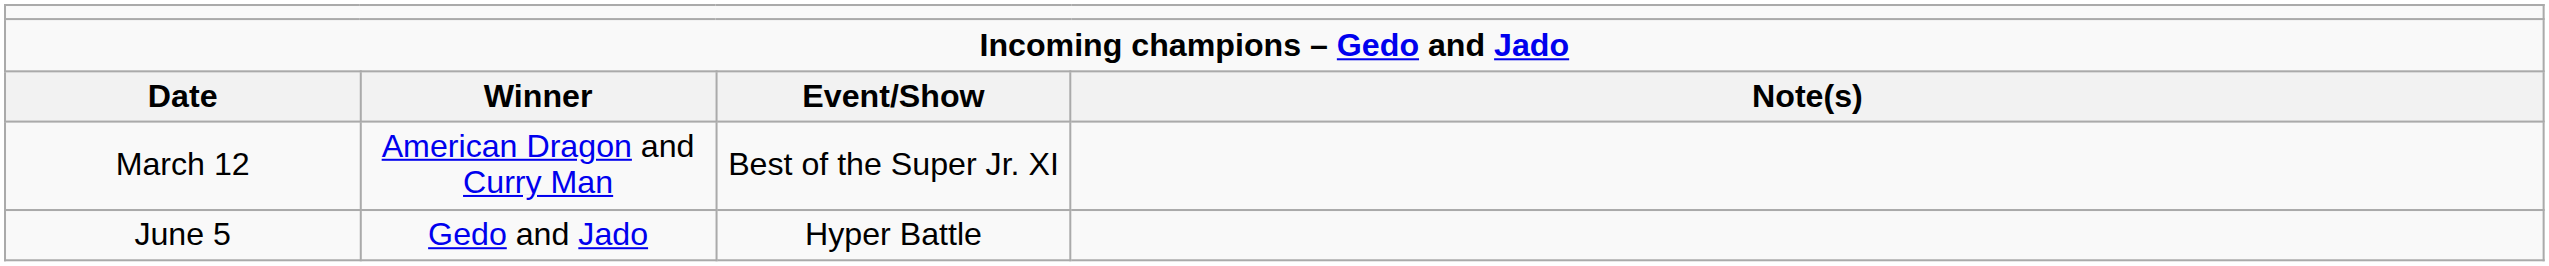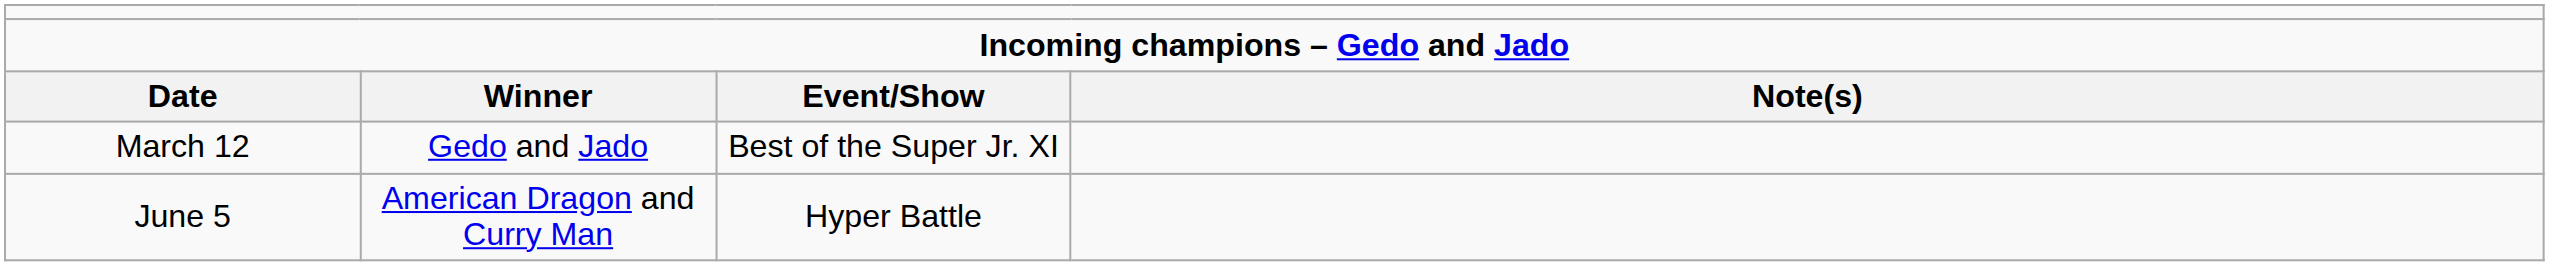(538, 164) American Dragon and Curry Man -> (538, 146) Gedo and Jado
(538, 234) Gedo and Jado -> (538, 215) American Dragon and Curry Man
